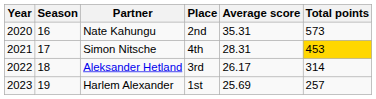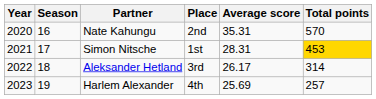(315, 31) 573 -> (315, 31) 570
(195, 49) 4th -> (195, 49) 1st
(195, 85) 1st -> (195, 85) 4th
